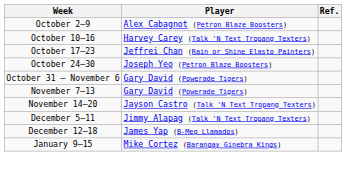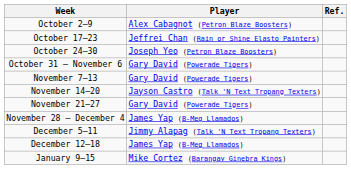- row: (63, 38)
+ row: (65, 104)
+ row: (65, 118)
